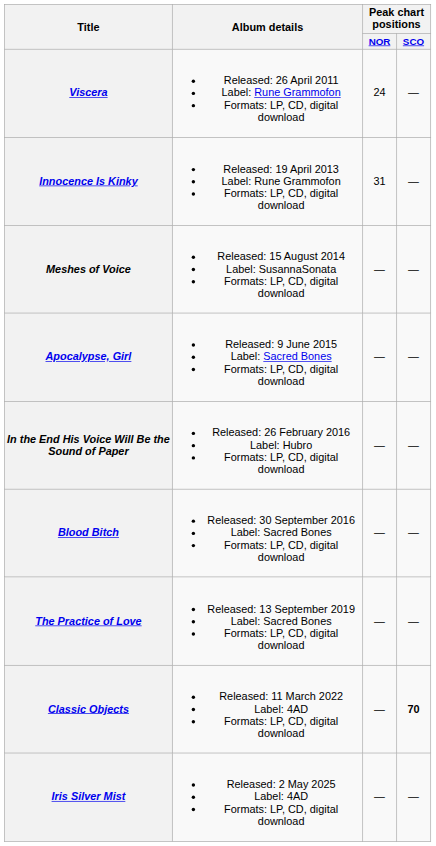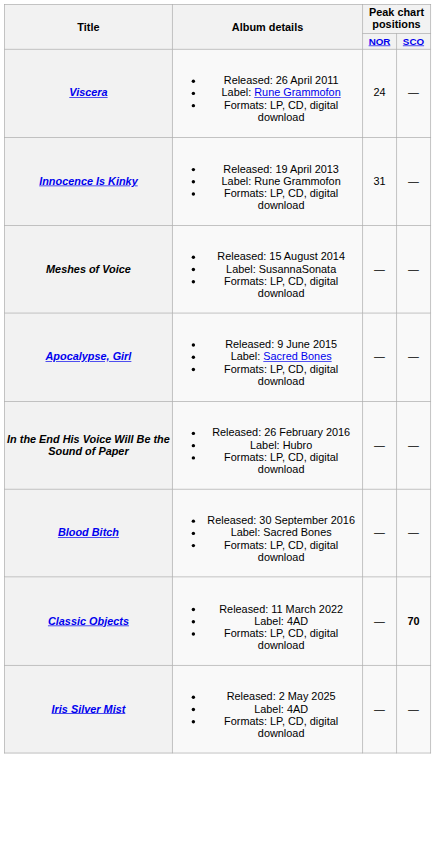- row: (88, 621)
